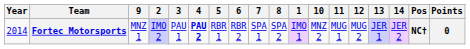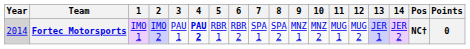columns swapped: (299, 12) <-> (139, 12)
(17, 31) no background -> (17, 31) lightgrey background
